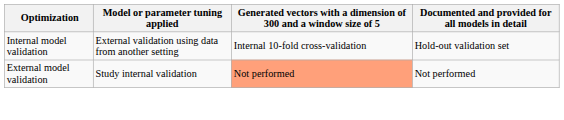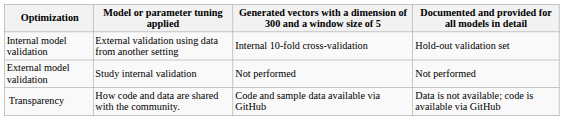(264, 73) lightsalmon background -> (266, 73) no background
+ row: (35, 101)
